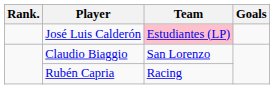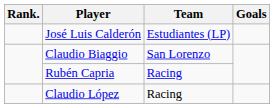(188, 34) pink background -> (188, 34) no background
+ row: (82, 93)
